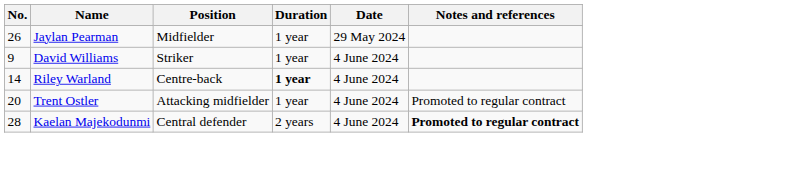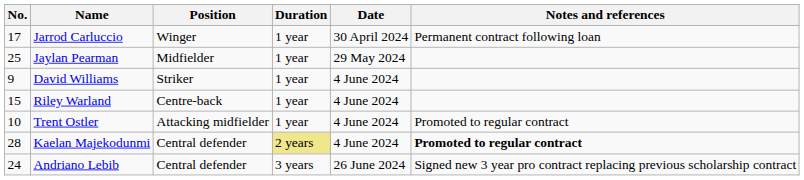+ row: (78, 36)
(14, 36) 26 -> (14, 57) 25
(14, 79) 14 -> (14, 100) 15
(293, 79) bold -> (292, 100) normal
(14, 100) 20 -> (14, 121) 10
(294, 121) no background -> (294, 143) khaki background
+ row: (76, 164)
